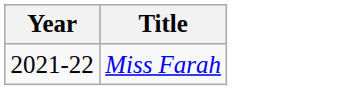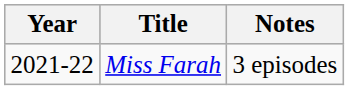+ column: (285, 24)
